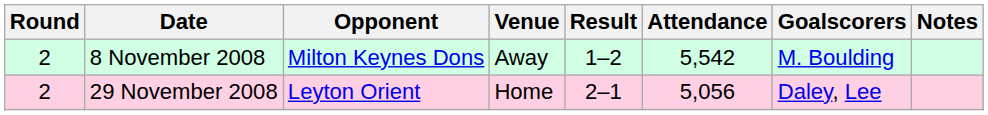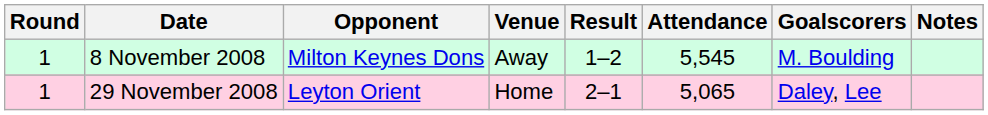(45, 57) 2 -> (45, 57) 1
(707, 57) 5,542 -> (707, 57) 5,545
(45, 92) 2 -> (45, 92) 1
(707, 92) 5,056 -> (707, 92) 5,065
